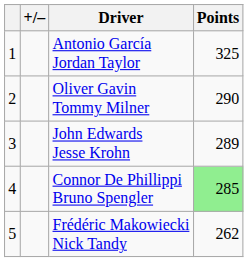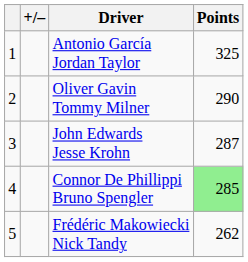(227, 144) 289 -> (227, 144) 287
